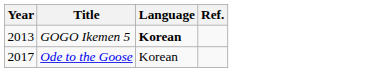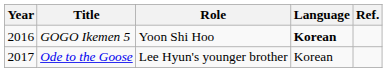+ column: (213, 15)
(21, 36) 2013 -> (21, 36) 2016
